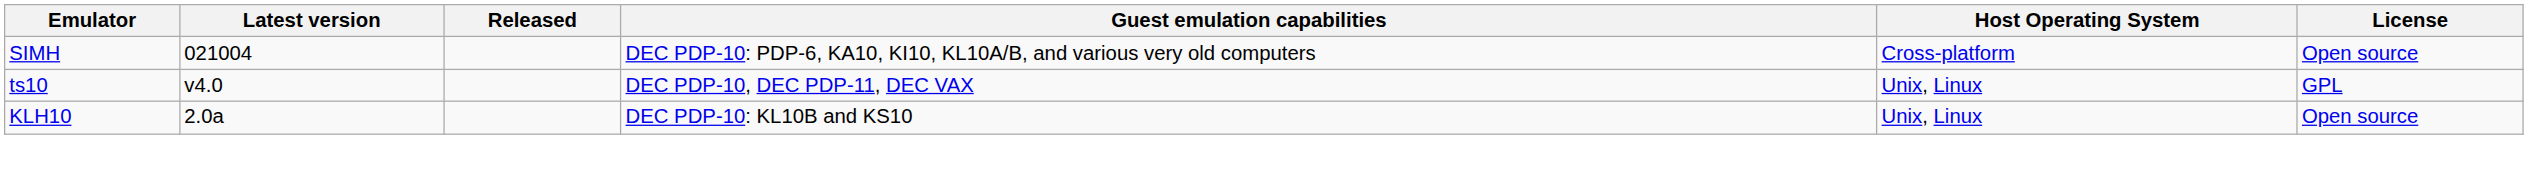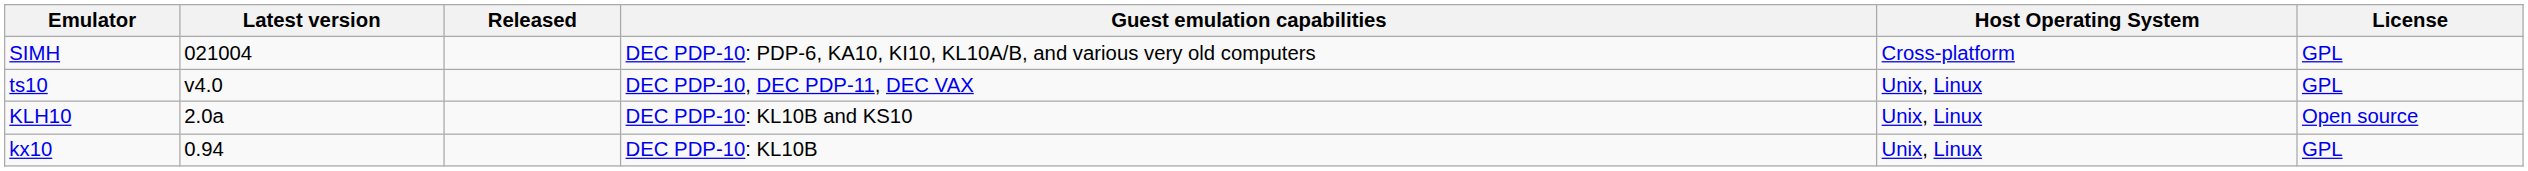(2360, 52) Open source -> (2322, 52) GPL
+ row: (31, 149)
